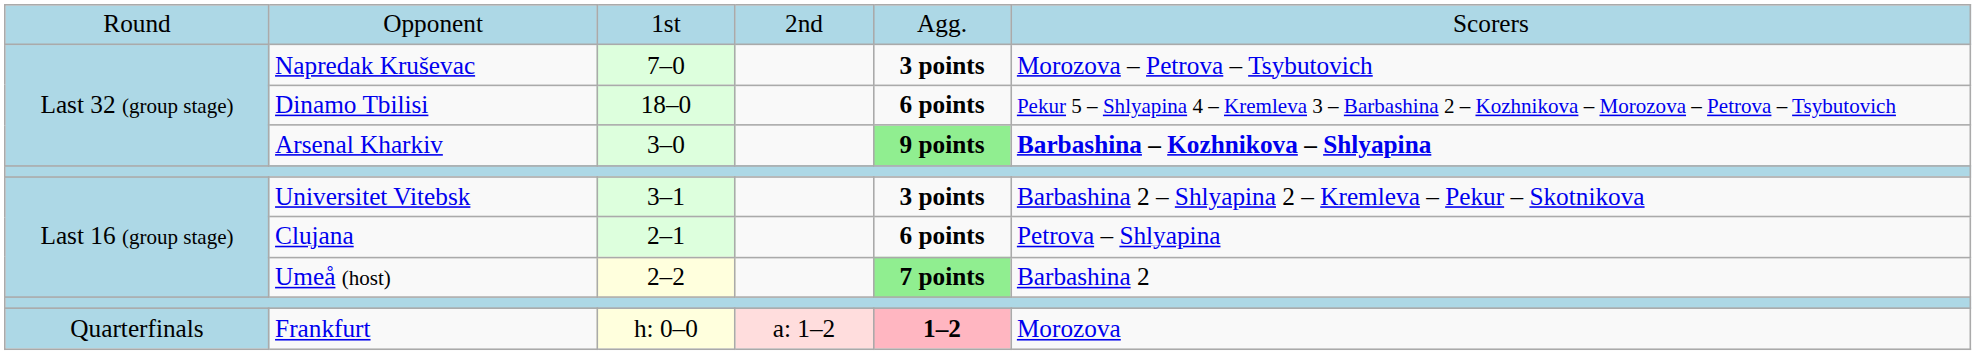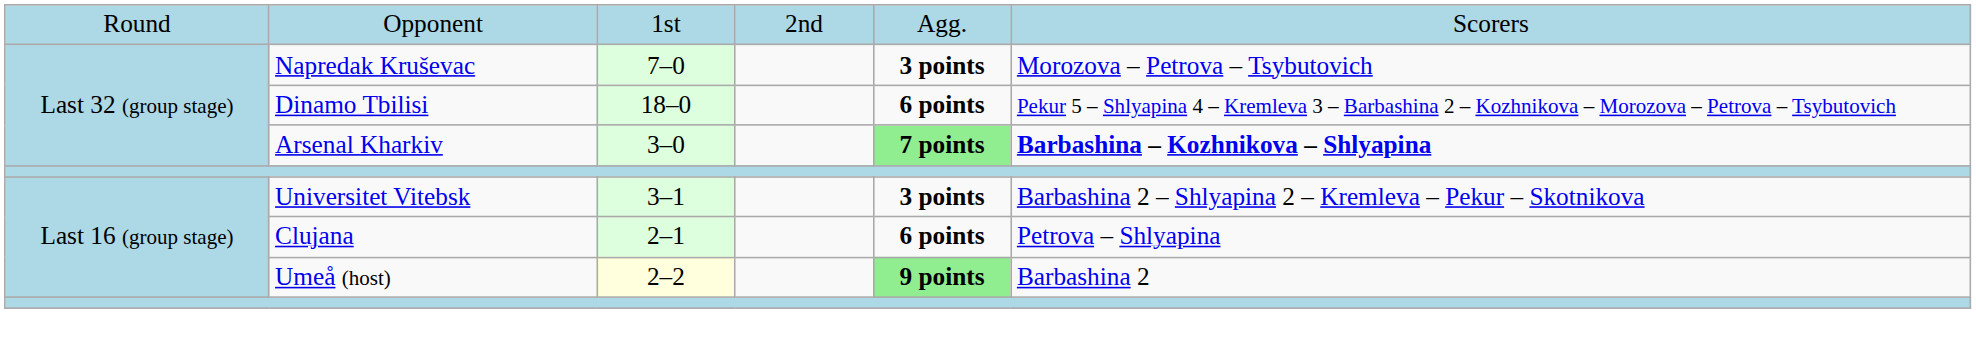(942, 144) 9 points -> (942, 144) 7 points
(942, 276) 7 points -> (942, 276) 9 points
- row: (323, 328)
